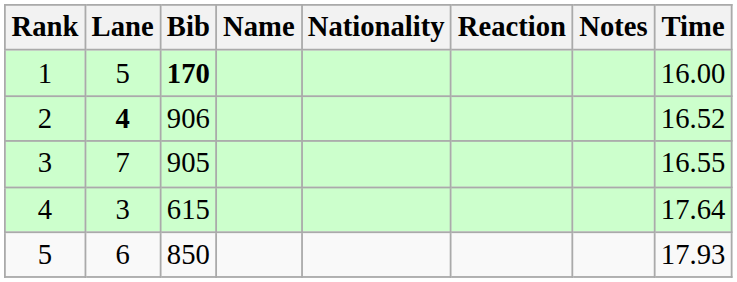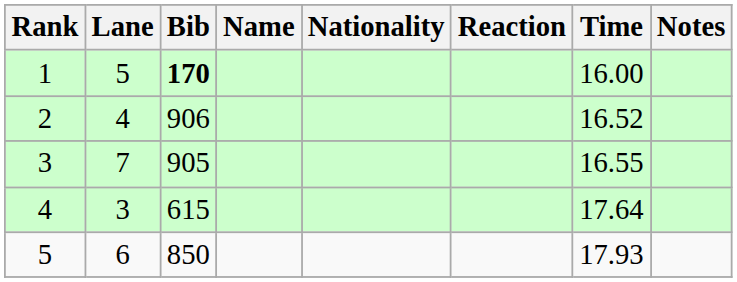columns swapped: (693, 27) <-> (613, 27)
(123, 118) bold -> (123, 118) normal
